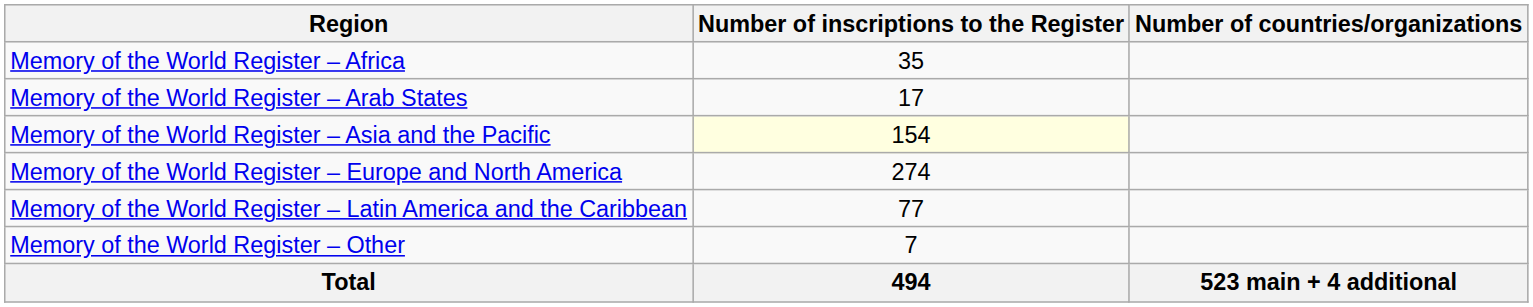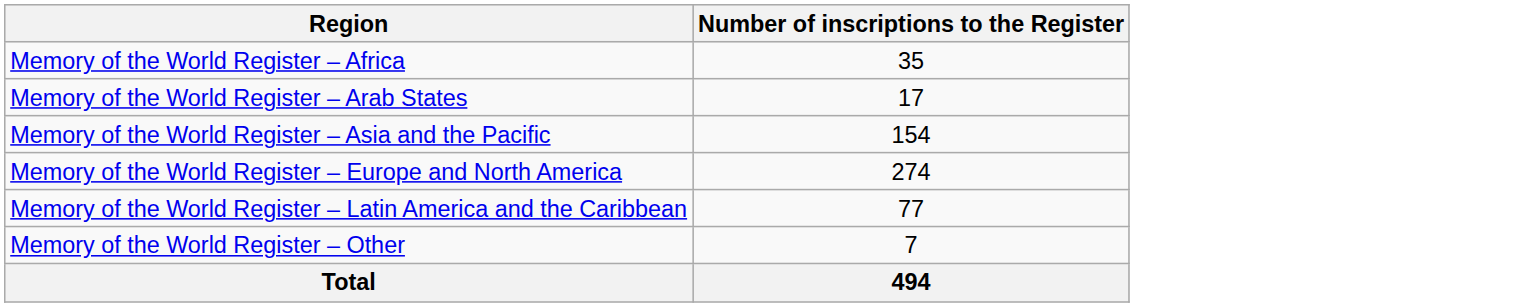- column: (1329, 23)
(911, 134) lightyellow background -> (911, 134) no background
